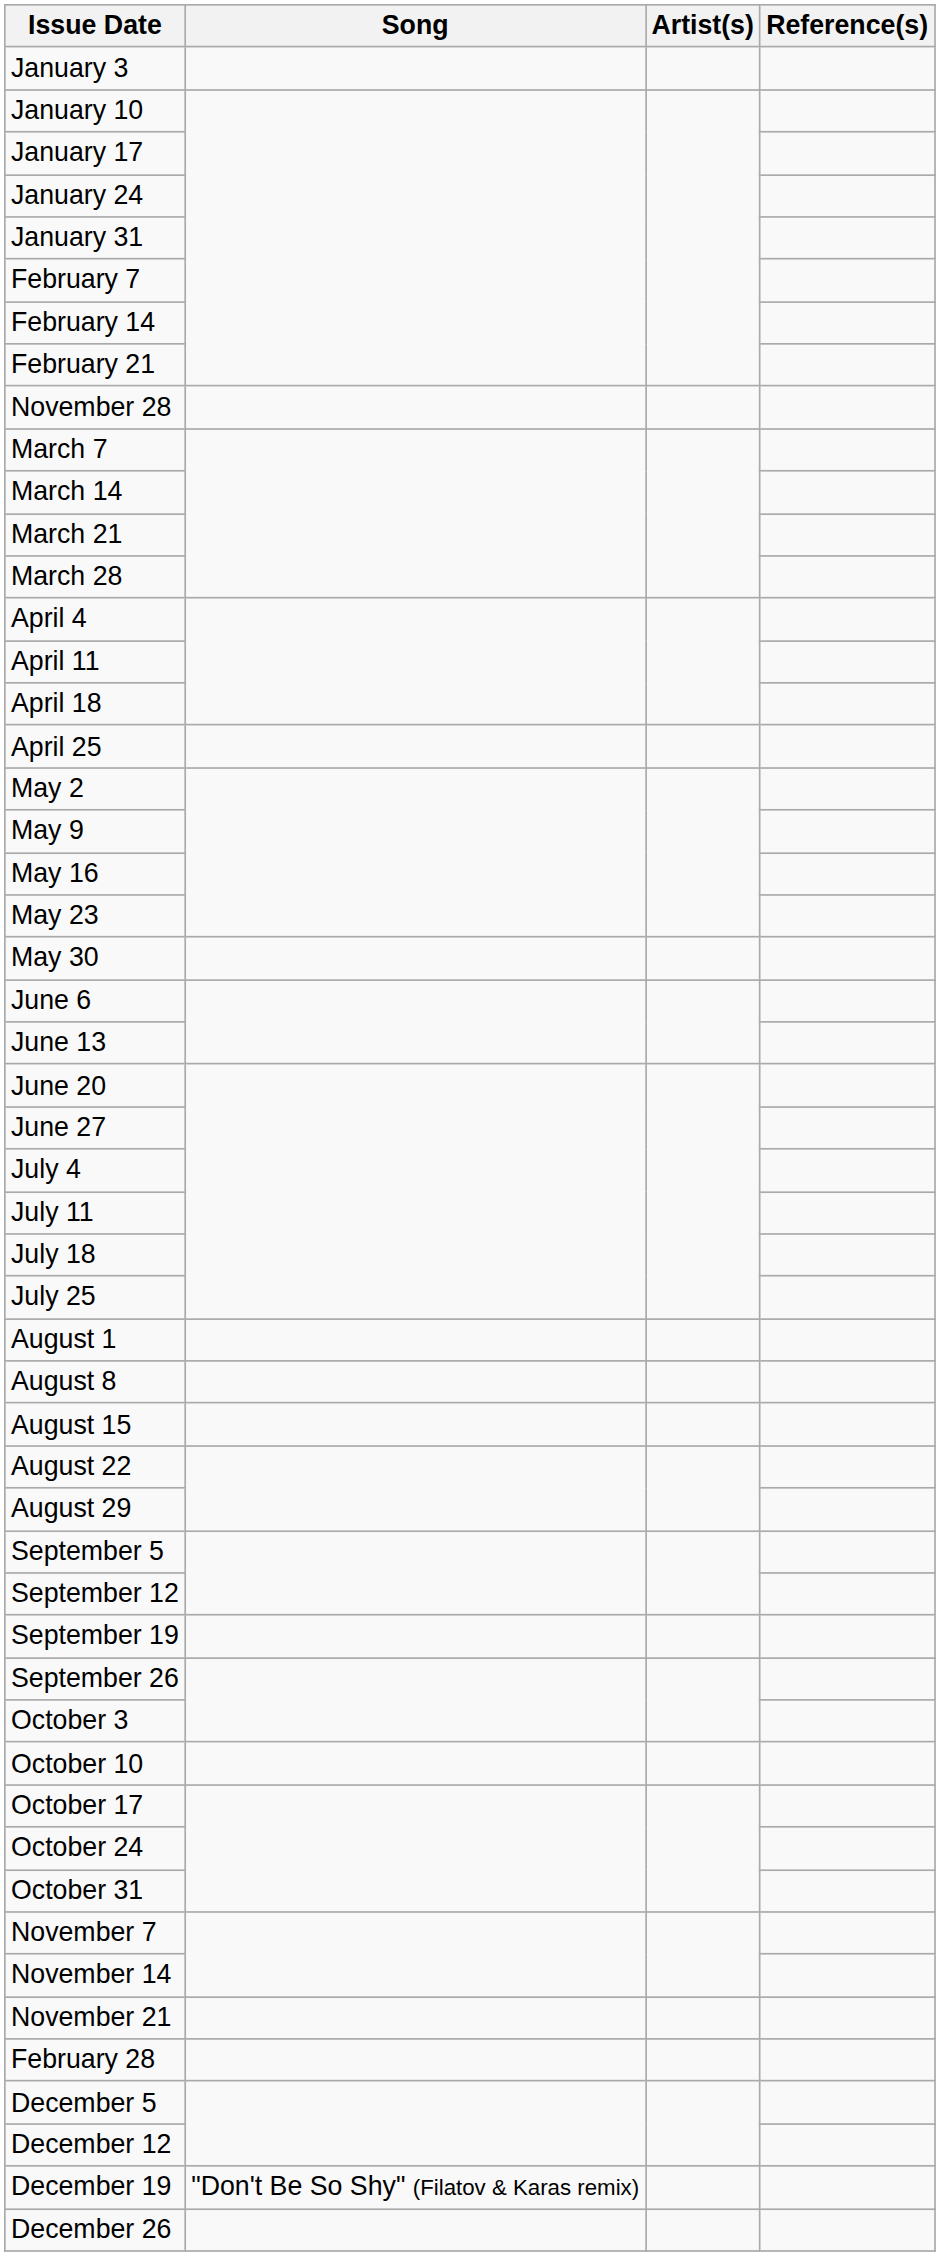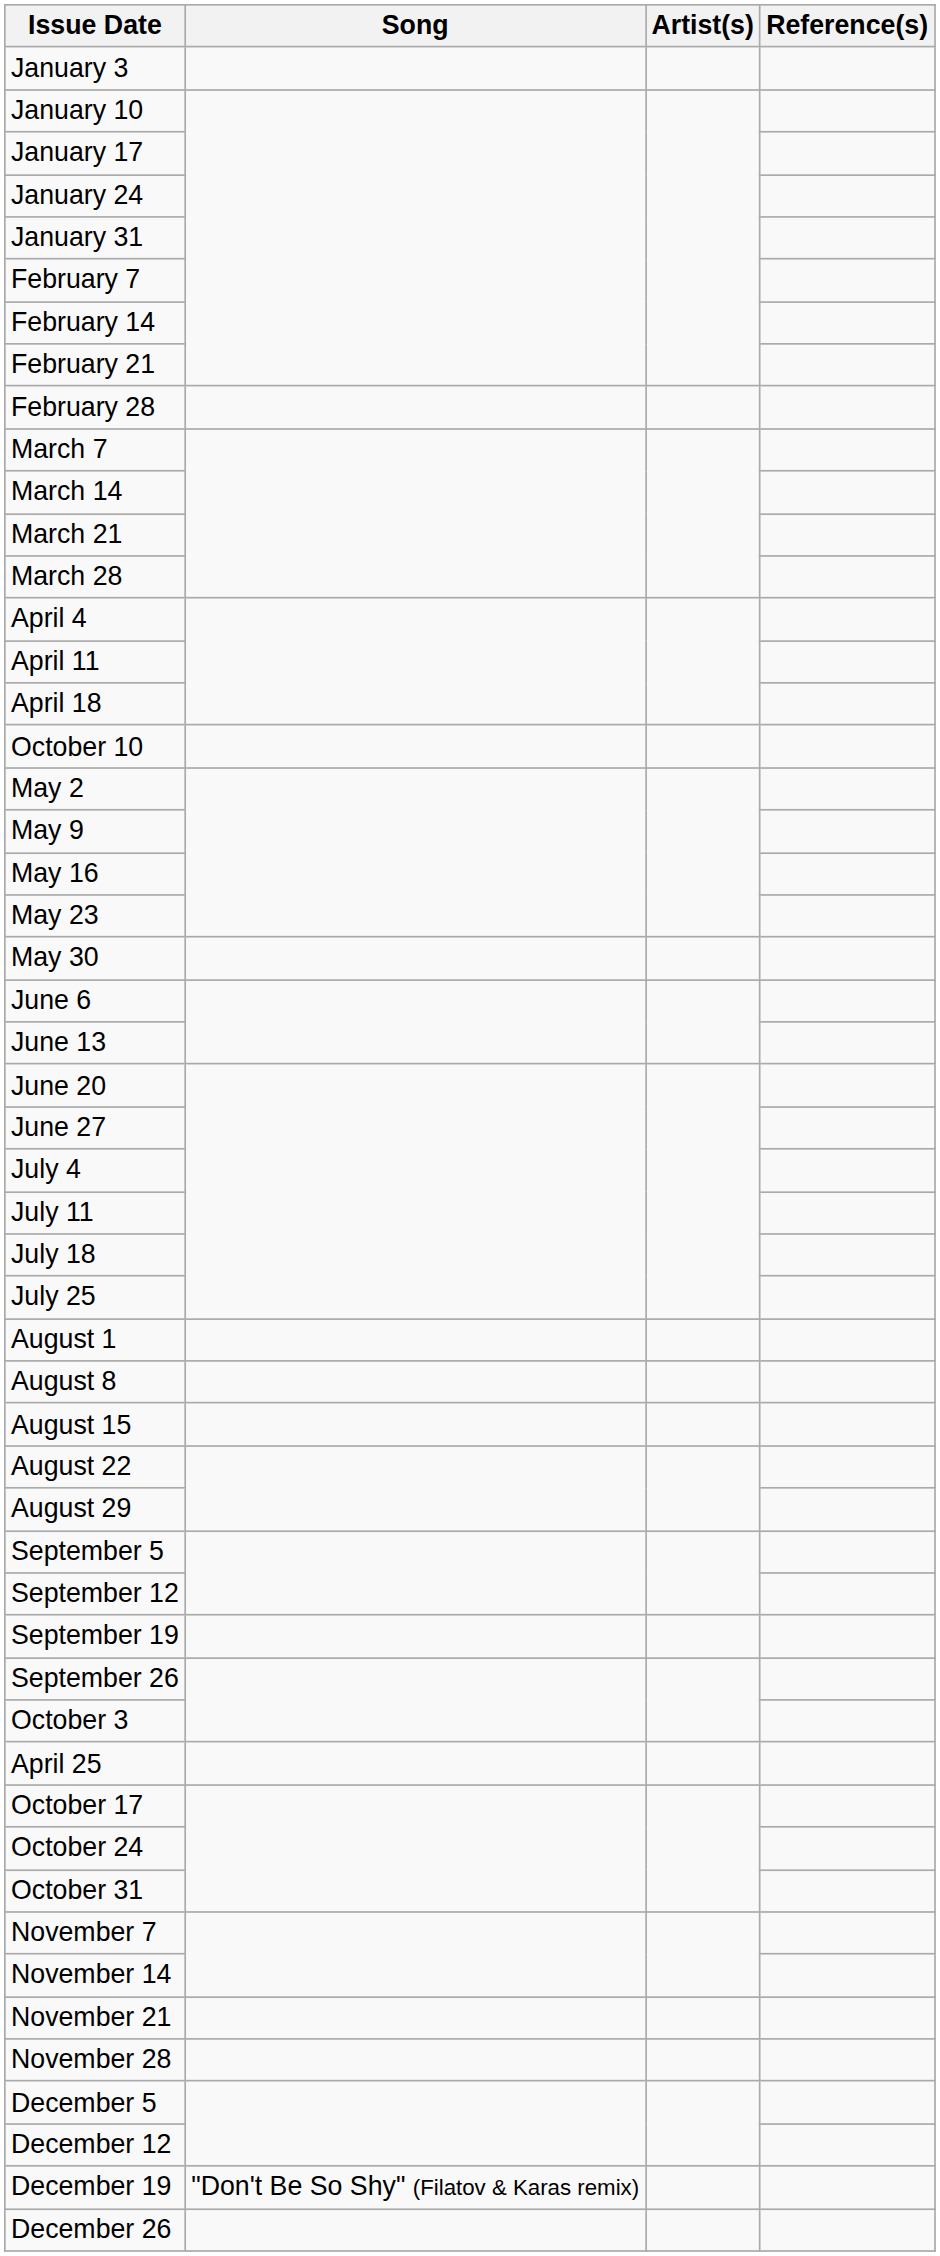rows swapped: (83, 2059) <-> (91, 407)
rows swapped: (56, 746) <-> (77, 1763)
